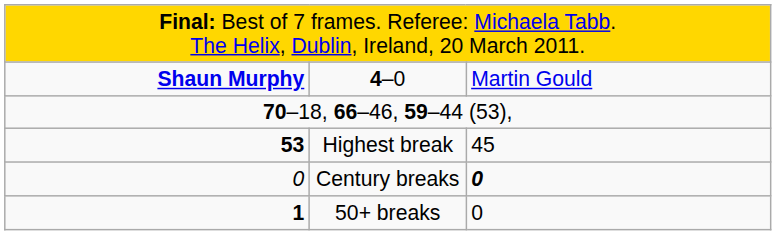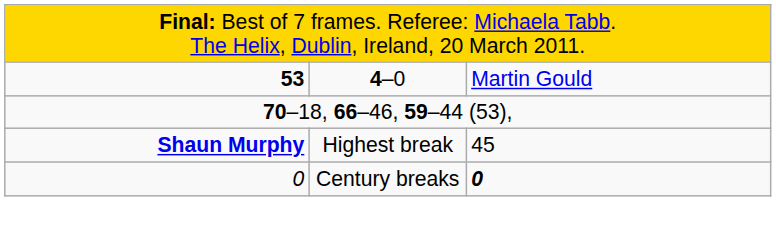(231, 79) Shaun Murphy -> (293, 79) 53
(293, 146) 53 -> (231, 146) Shaun Murphy
- row: (388, 213)
